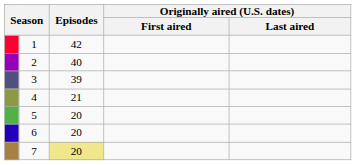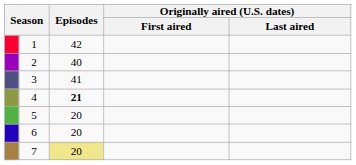(76, 79) 39 -> (76, 79) 41
(76, 97) normal -> (76, 97) bold
